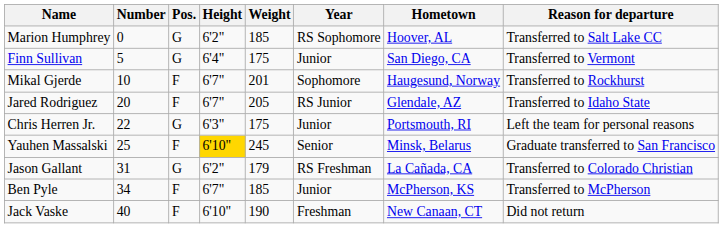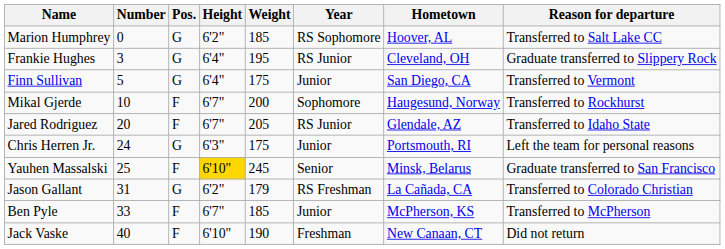+ row: (51, 59)
(259, 80) 201 -> (259, 102) 200
(124, 124) 22 -> (124, 146) 24
(124, 189) 34 -> (124, 211) 33
